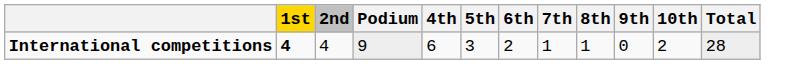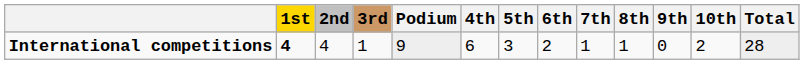+ column: (373, 18)
